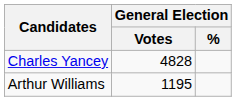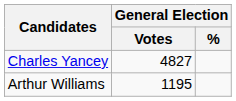(176, 61) 4828 -> (176, 61) 4827
